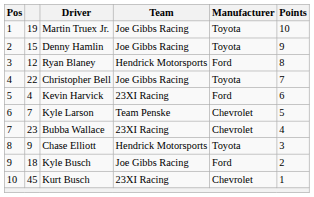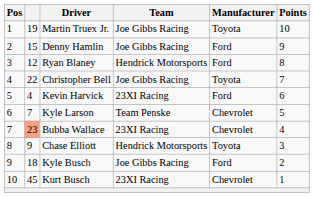(226, 45) Toyota -> (222, 45) Ford
(32, 129) no background -> (32, 129) lightsalmon background
